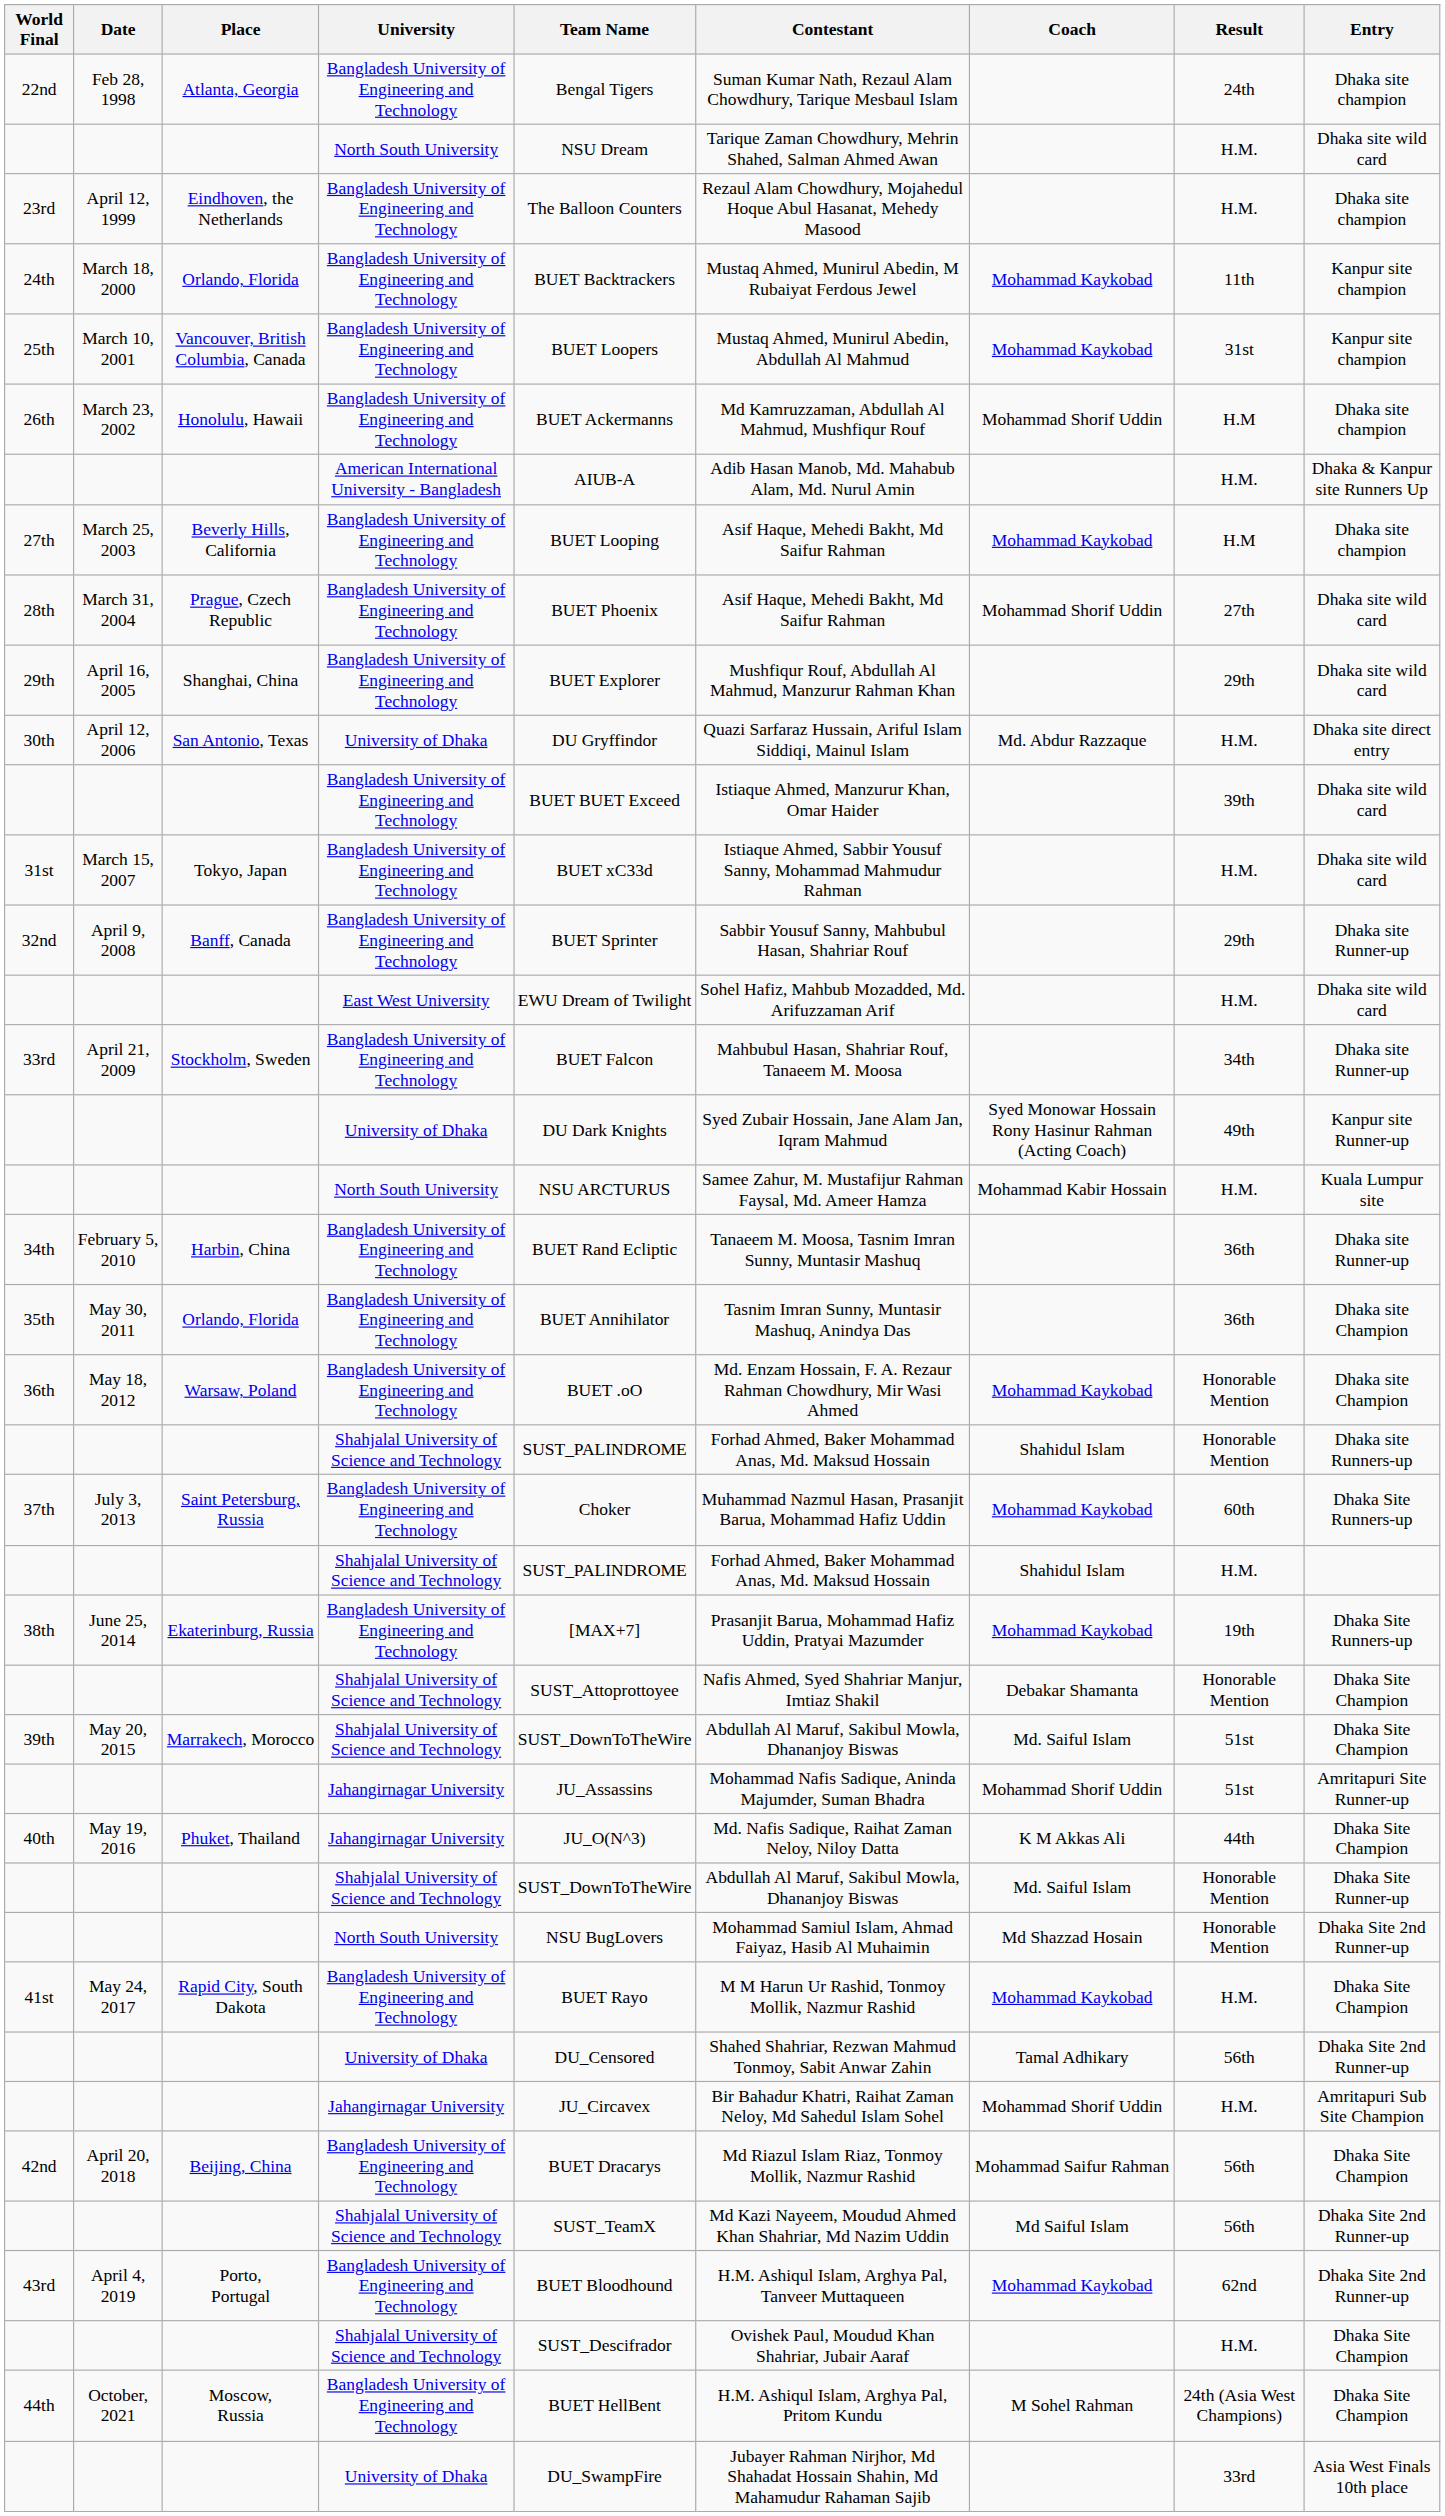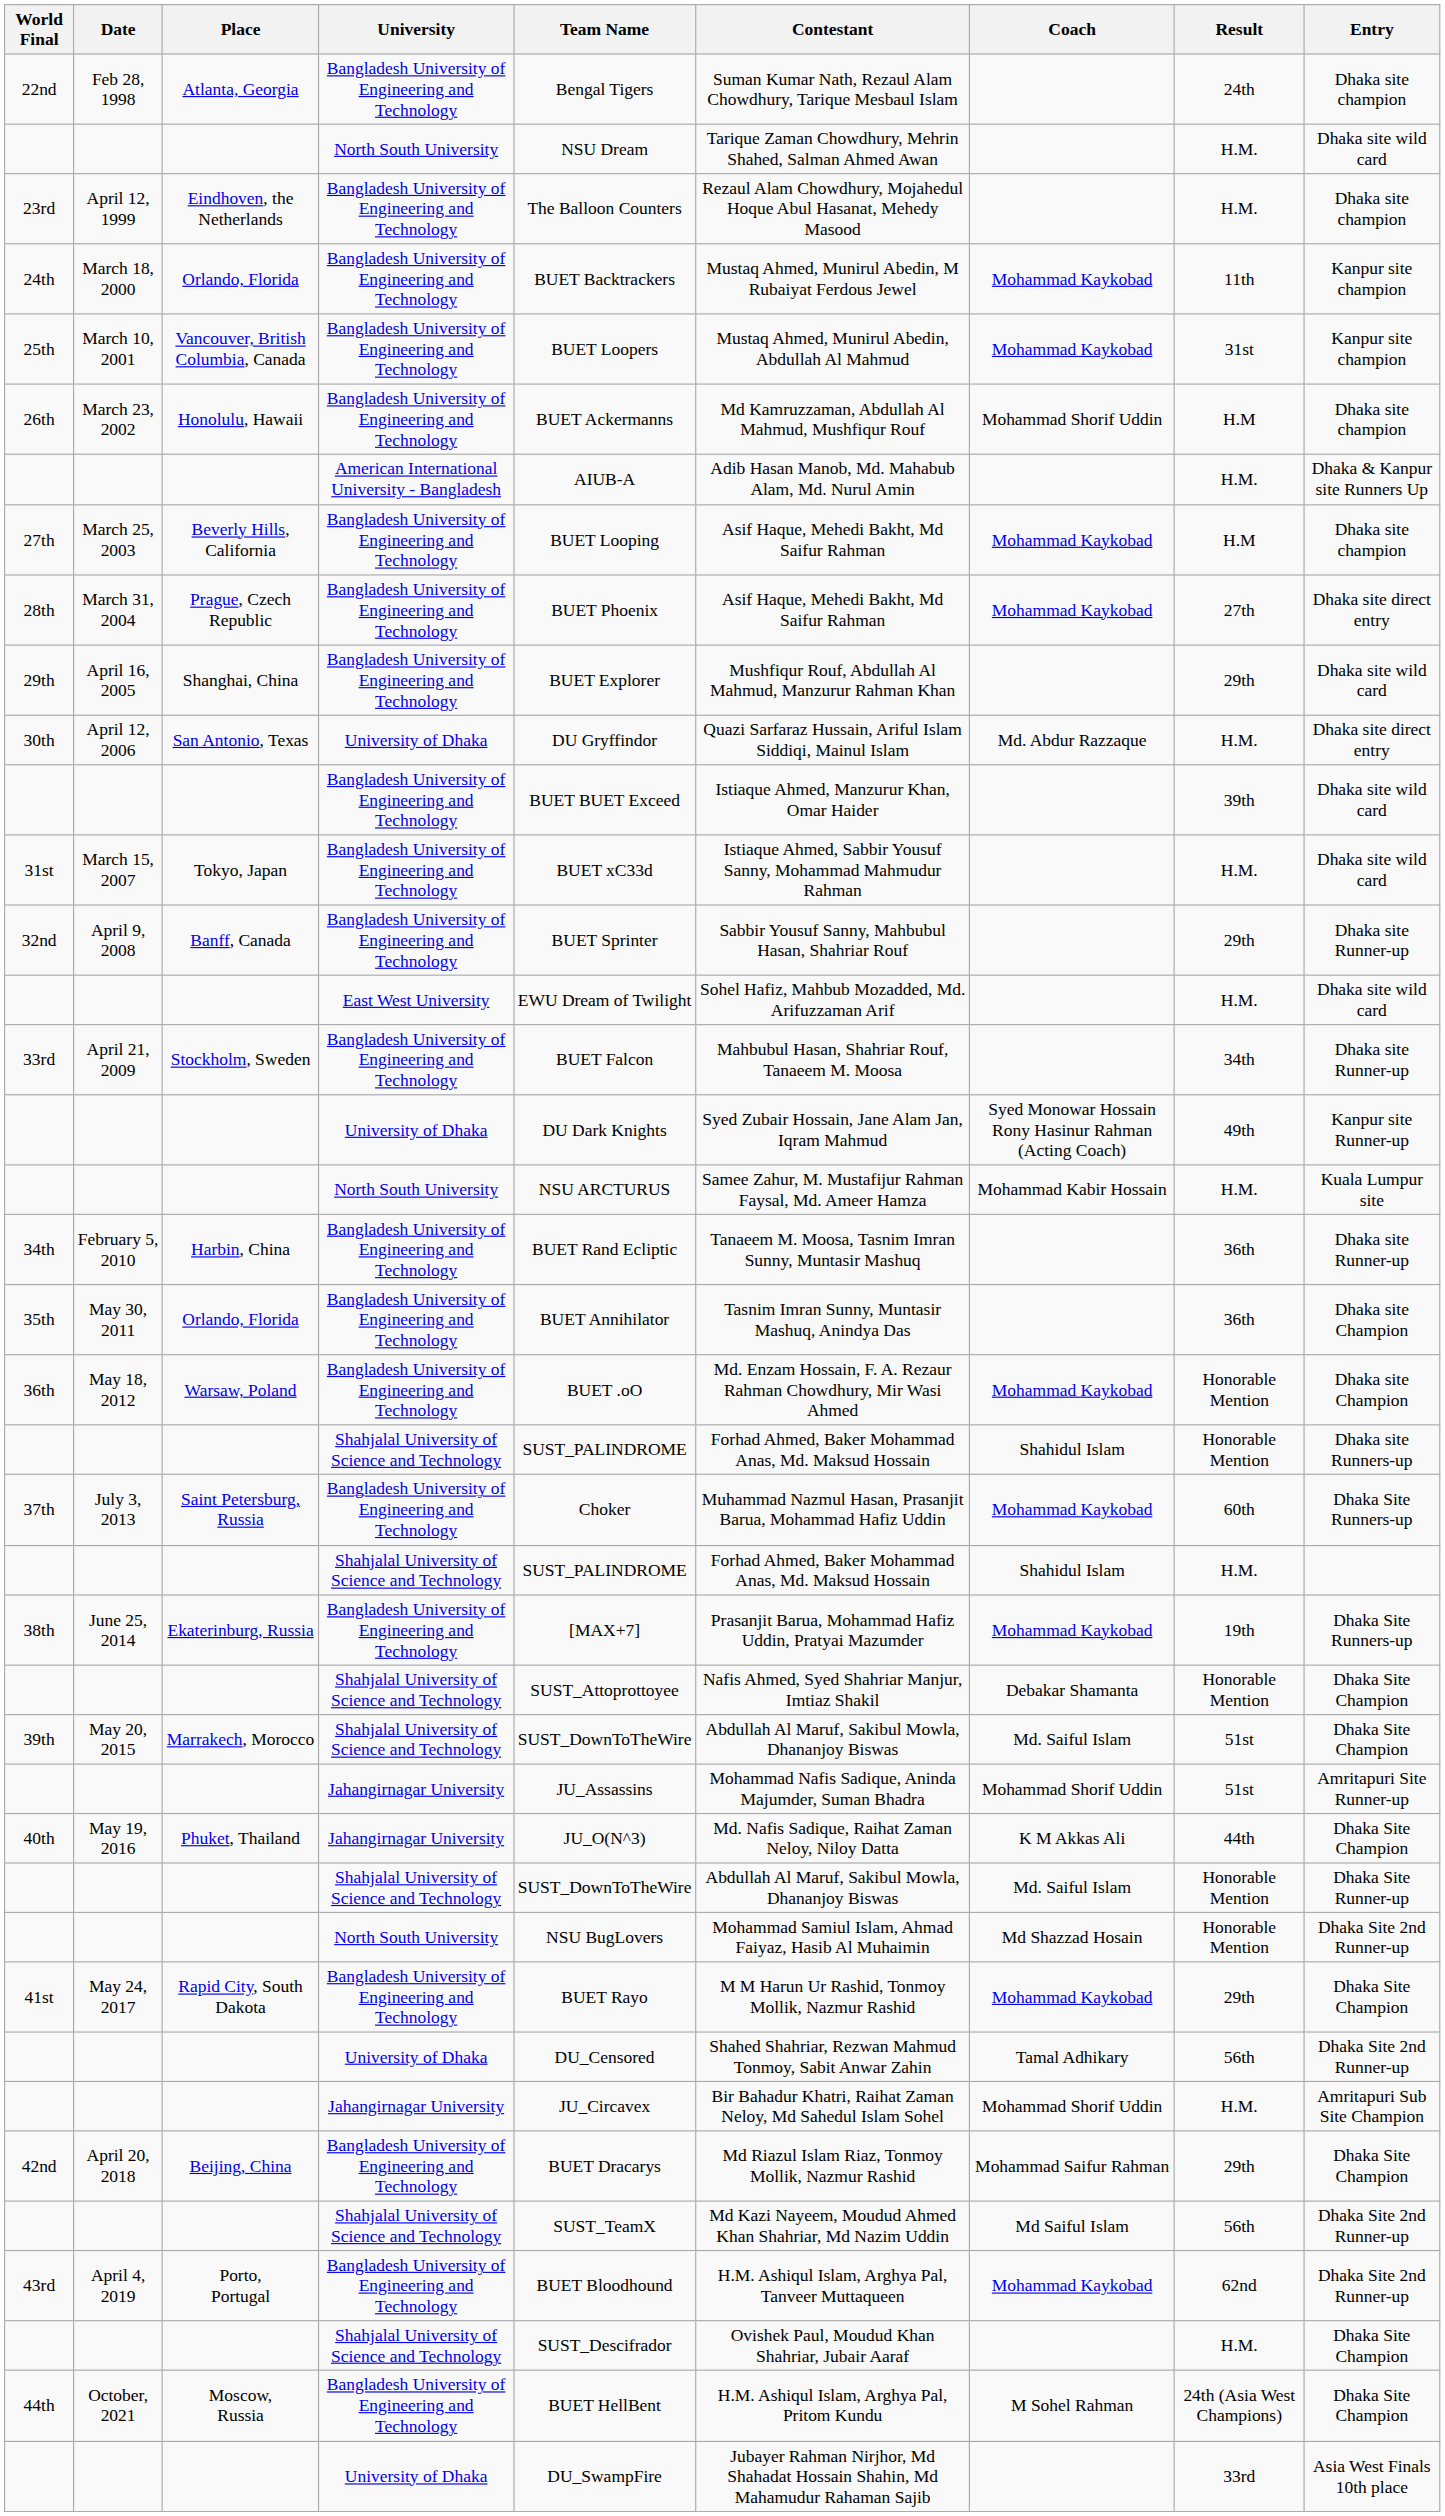(1072, 609) Mohammad Shorif Uddin -> (1072, 609) Mohammad Kaykobad
(1372, 609) Dhaka site wild card -> (1372, 609) Dhaka site direct entry
(1239, 1997) H.M. -> (1239, 1997) 29th
(1239, 2166) 56th -> (1239, 2166) 29th
